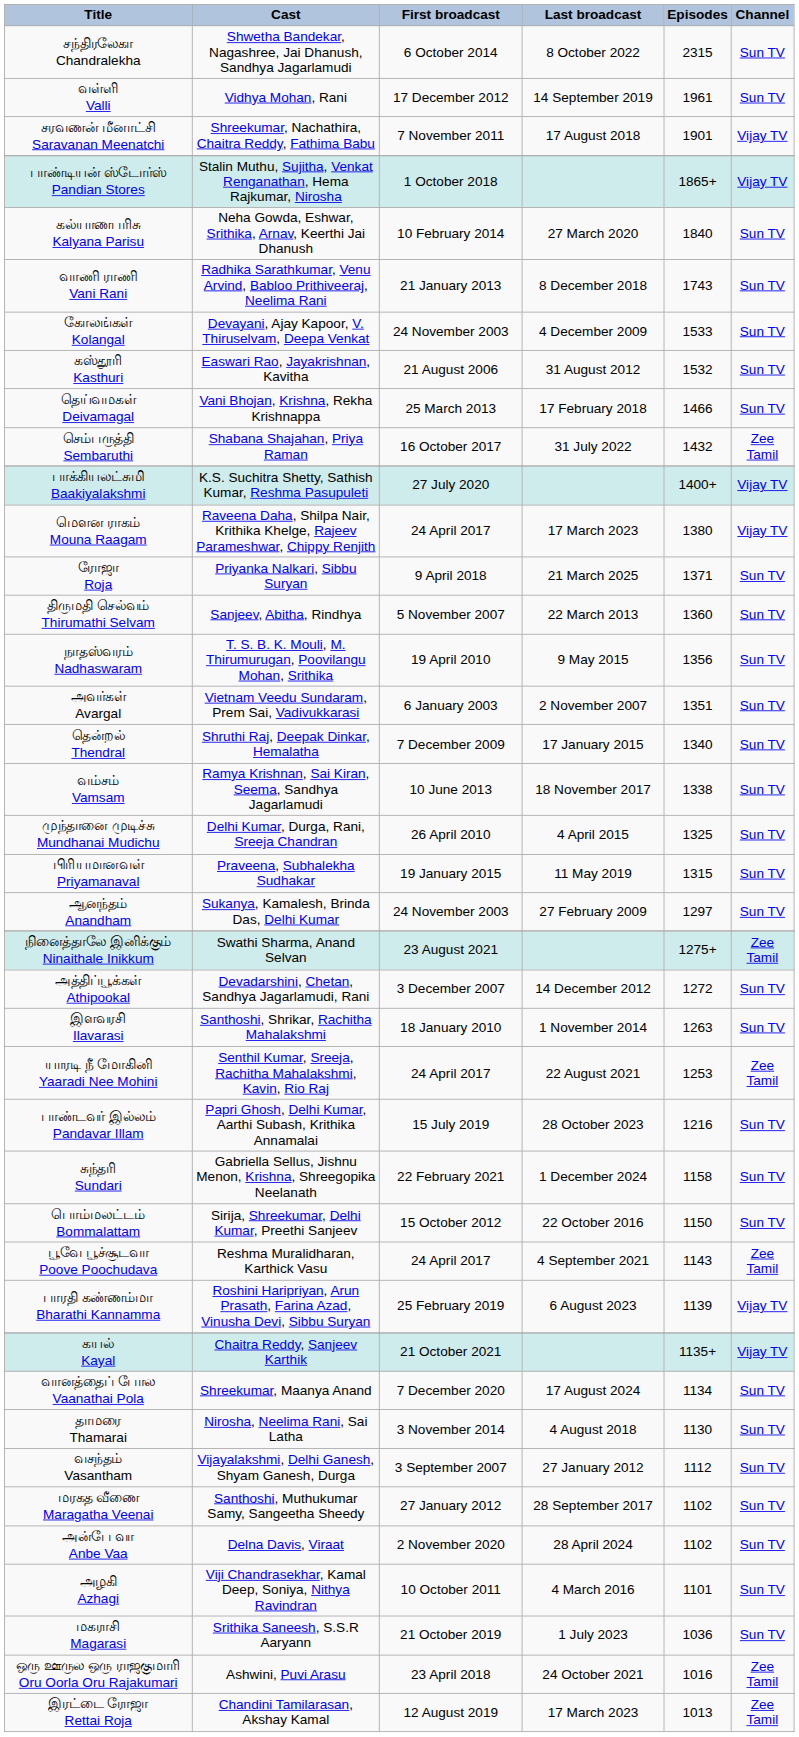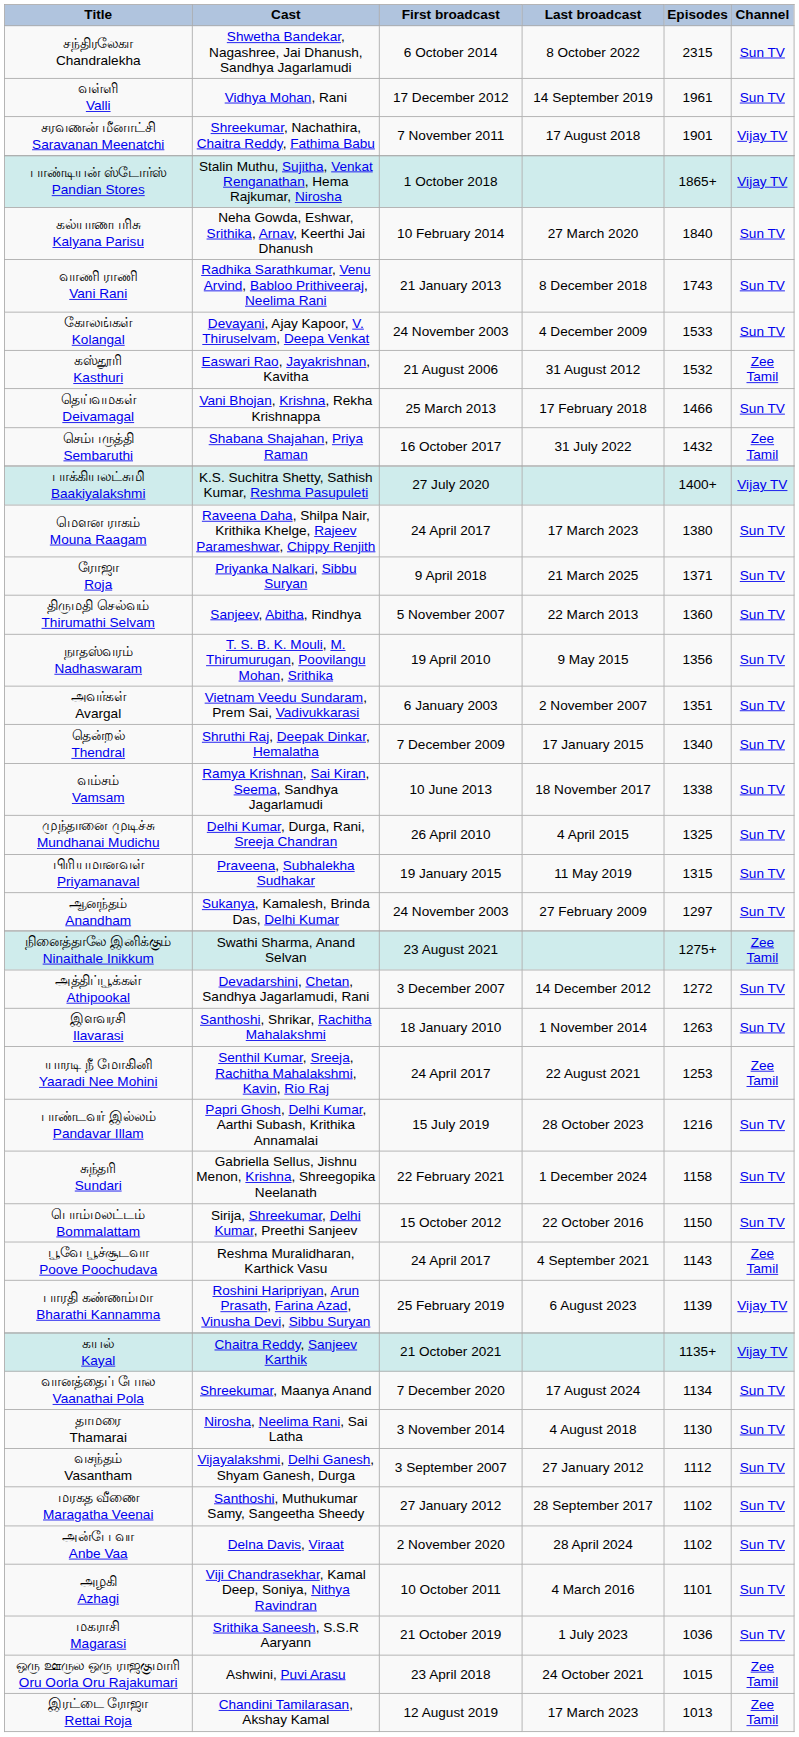(762, 369) Sun TV -> (762, 369) Zee Tamil
(762, 530) Vijay TV -> (762, 530) Sun TV
(698, 1674) 1016 -> (698, 1674) 1015
